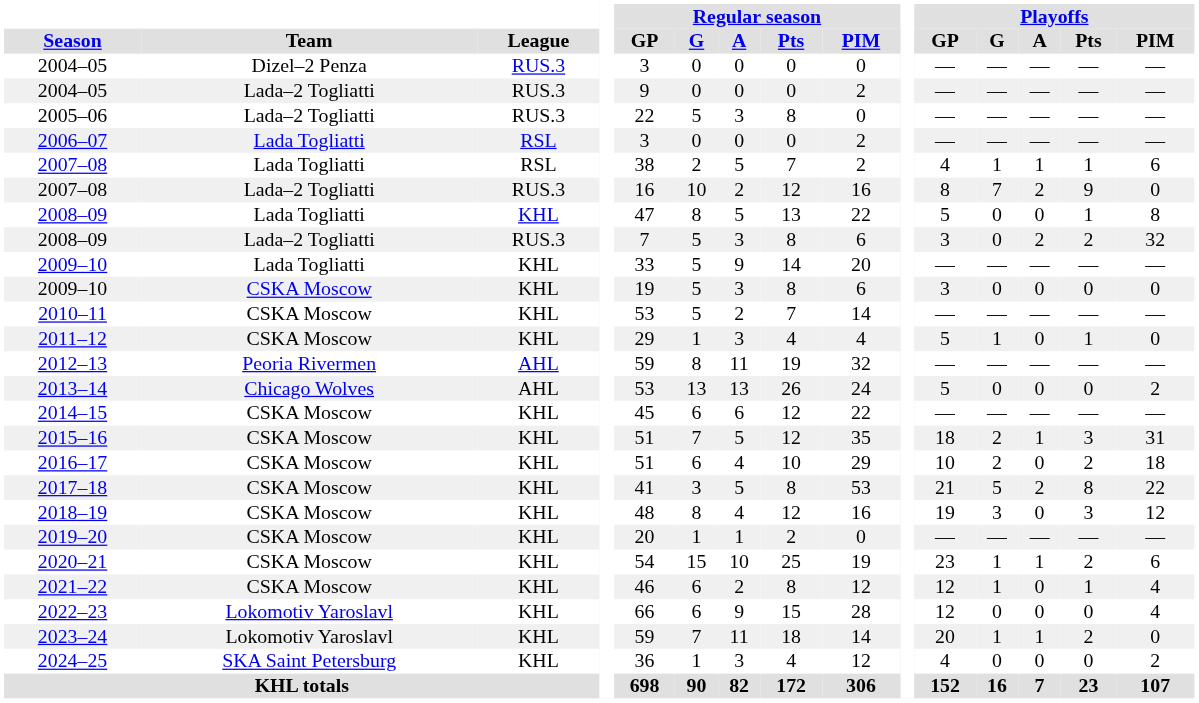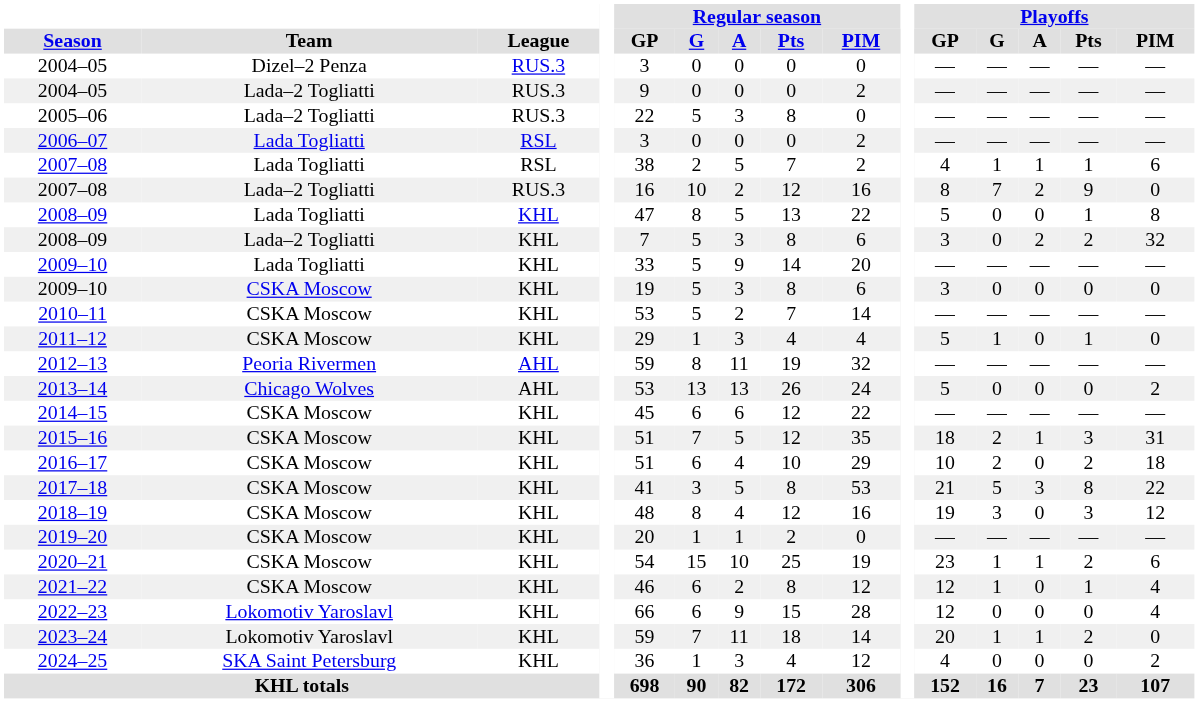(538, 239) RUS.3 -> (538, 239) KHL
(1040, 487) 2 -> (1040, 487) 3
